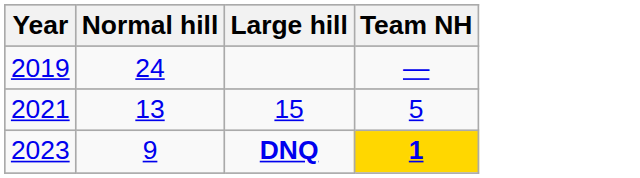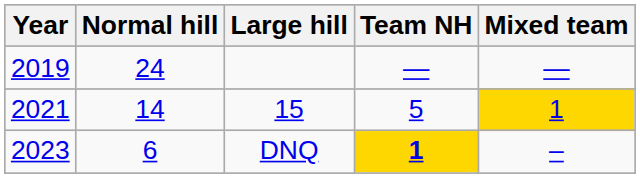+ column: (556, 25)
(150, 109) 13 -> (150, 109) 14
(150, 151) 9 -> (150, 151) 6
(289, 151) bold -> (289, 151) normal
